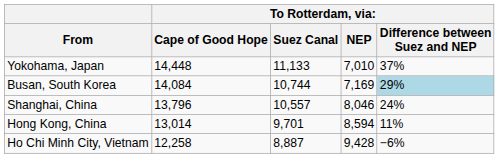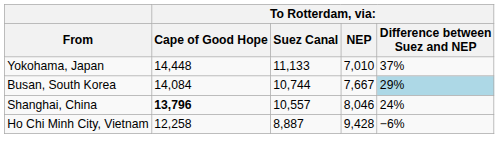(359, 85) 7,169 -> (359, 85) 7,667
(173, 104) normal -> (173, 104) bold
- row: (57, 124)
